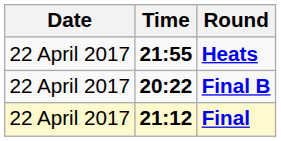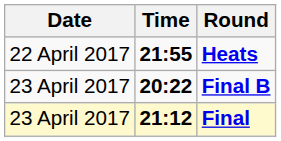(70, 86) 22 April 2017 -> (70, 86) 23 April 2017
(70, 119) 22 April 2017 -> (70, 119) 23 April 2017
